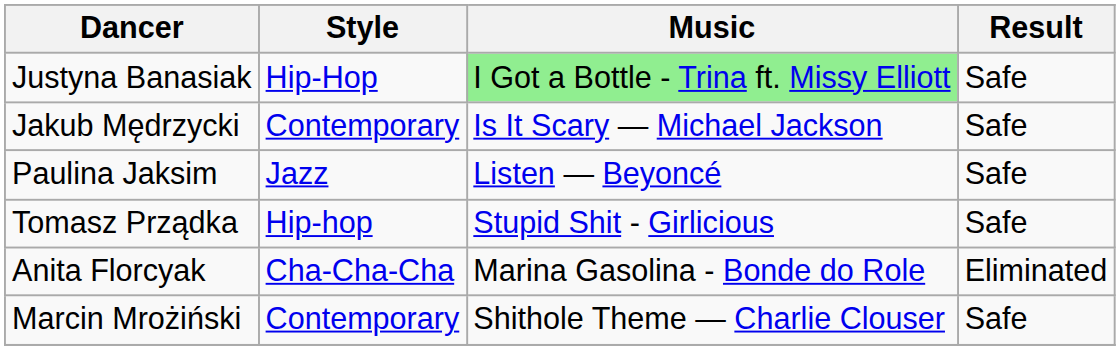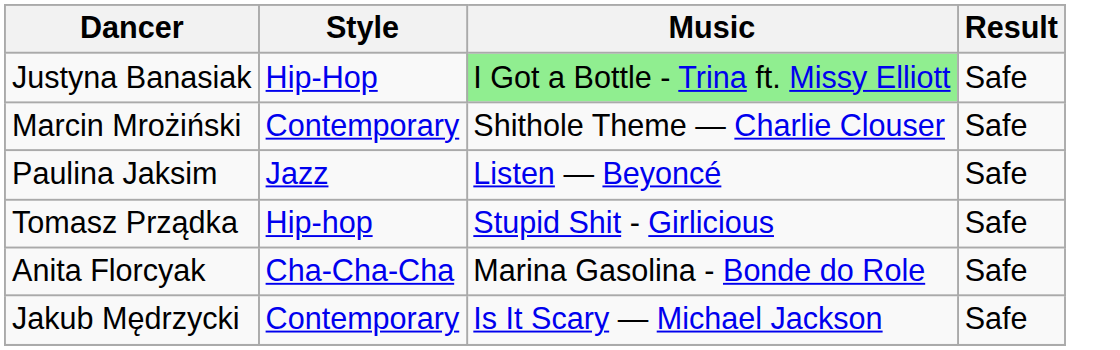rows swapped: (126, 125) <-> (127, 319)
(1036, 271) Eliminated -> (996, 271) Safe
